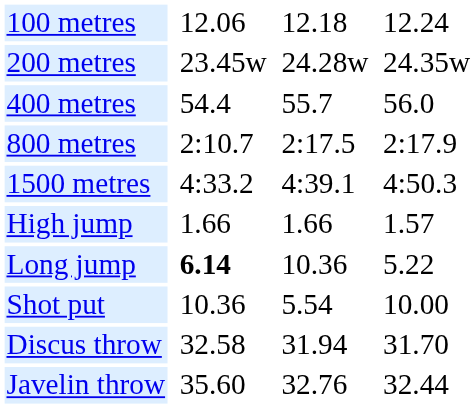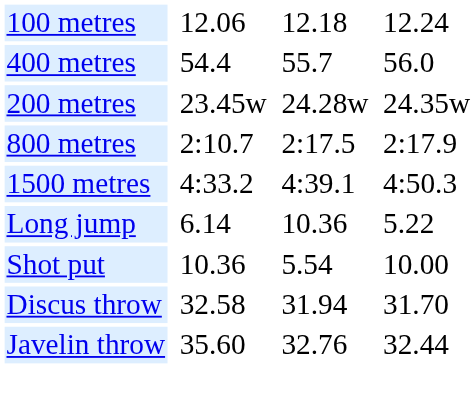rows swapped: (71, 62) <-> (71, 103)
- row: (70, 223)
(205, 264) bold -> (205, 223) normal
